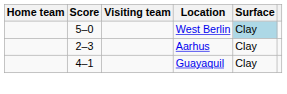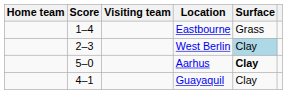+ row: (203, 30)
(84, 30) 5–0 -> (84, 47) 2–3
(84, 47) 2–3 -> (84, 64) 5–0
(246, 47) normal -> (247, 64) bold
